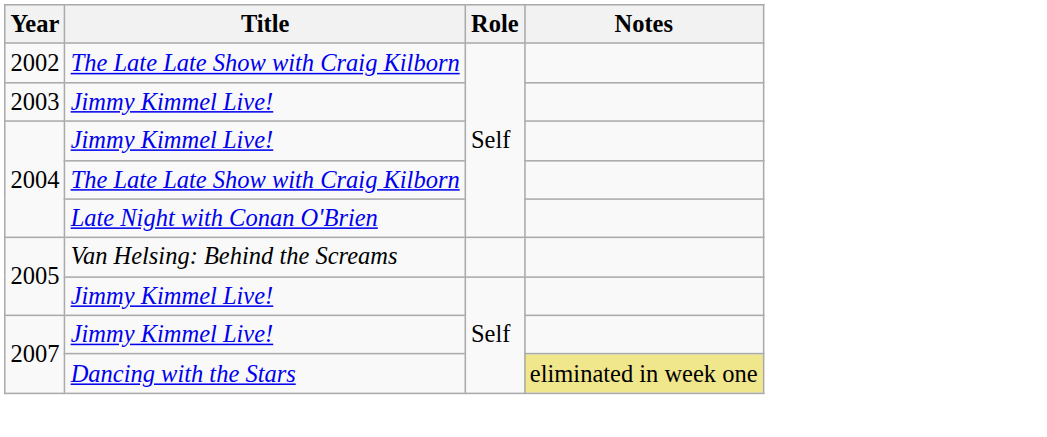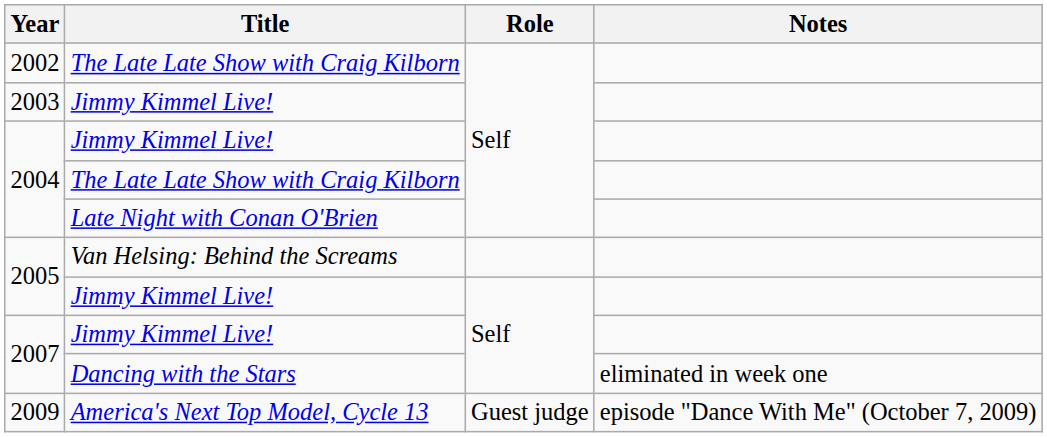(644, 373) khaki background -> (714, 373) no background
+ row: (35, 412)
